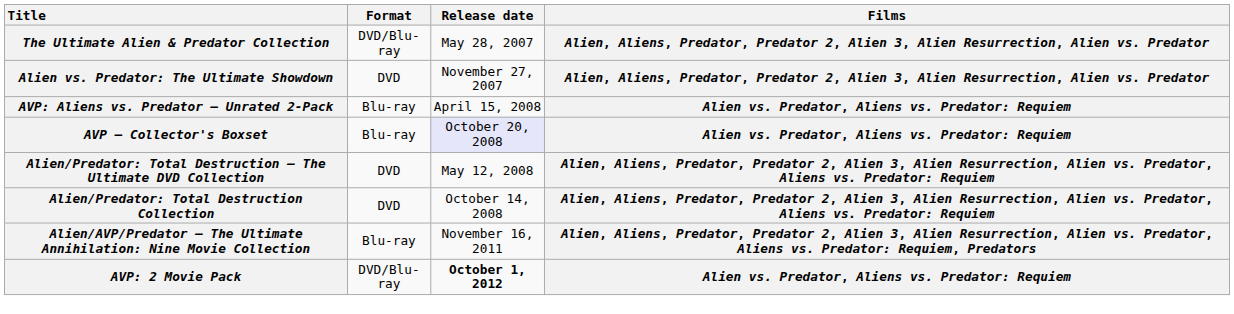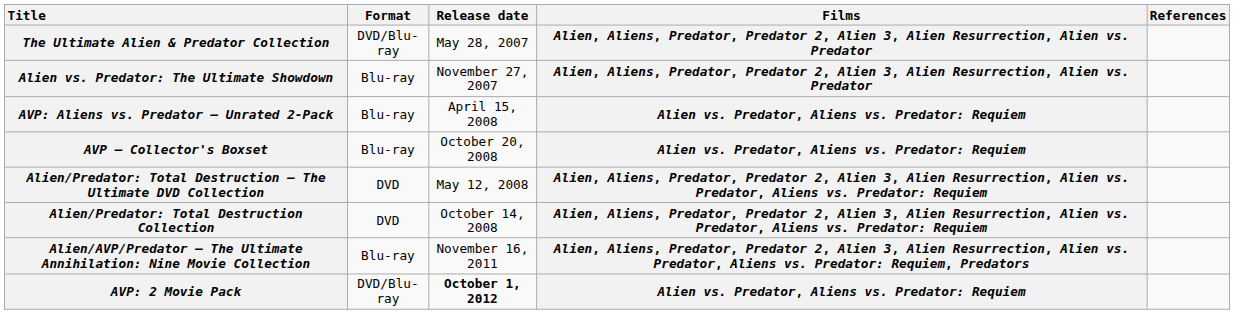+ column: (1188, 15)
(389, 78) DVD -> (388, 78) Blu-ray
(487, 135) lavender background -> (482, 149) no background
